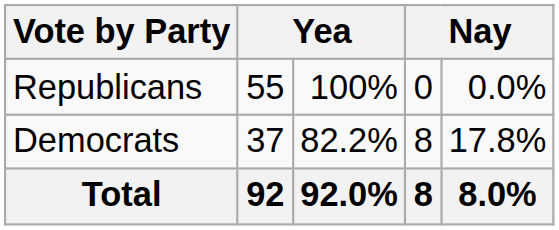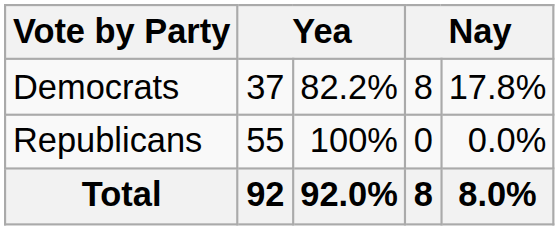rows swapped: (108, 86) <-> (96, 140)
